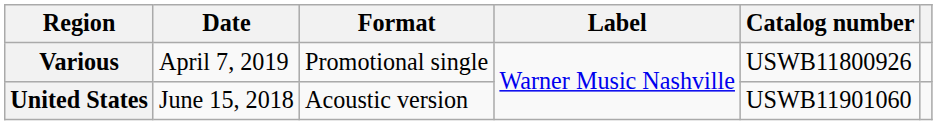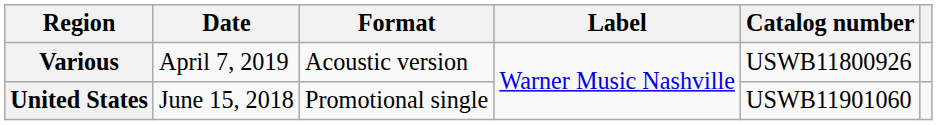(397, 61) Promotional single -> (387, 61) Acoustic version
(387, 100) Acoustic version -> (397, 100) Promotional single
